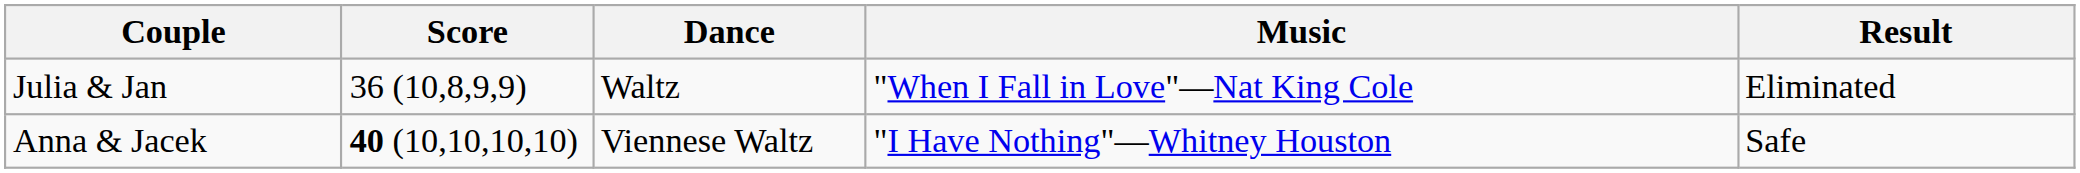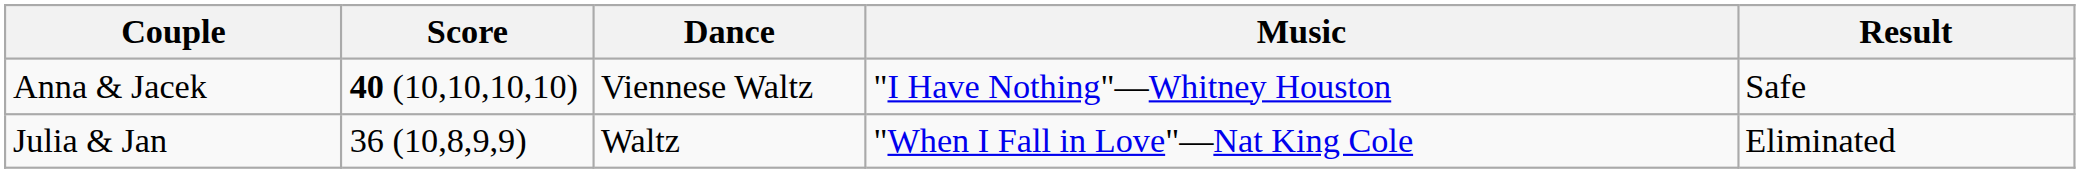rows swapped: (90, 85) <-> (110, 140)
